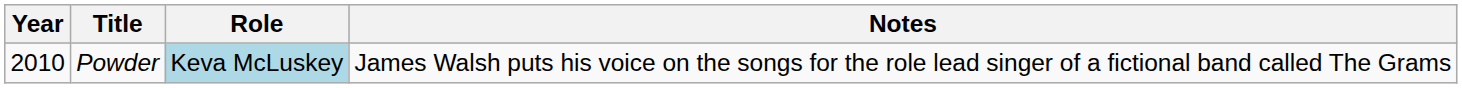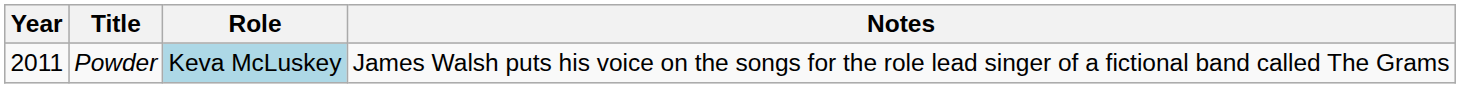(38, 62) 2010 -> (37, 62) 2011
